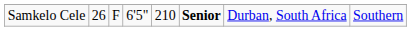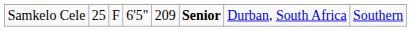(99, 15) 26 -> (99, 15) 25
(165, 15) 210 -> (165, 15) 209
